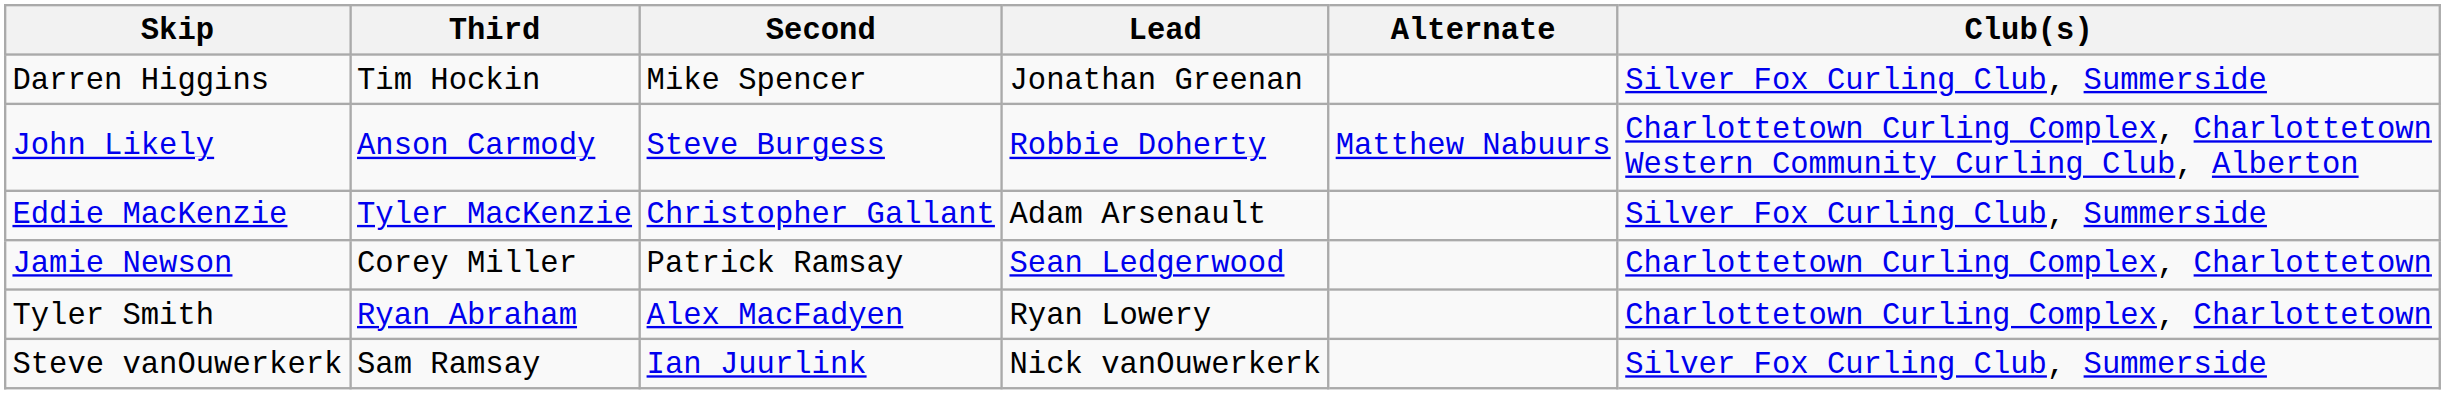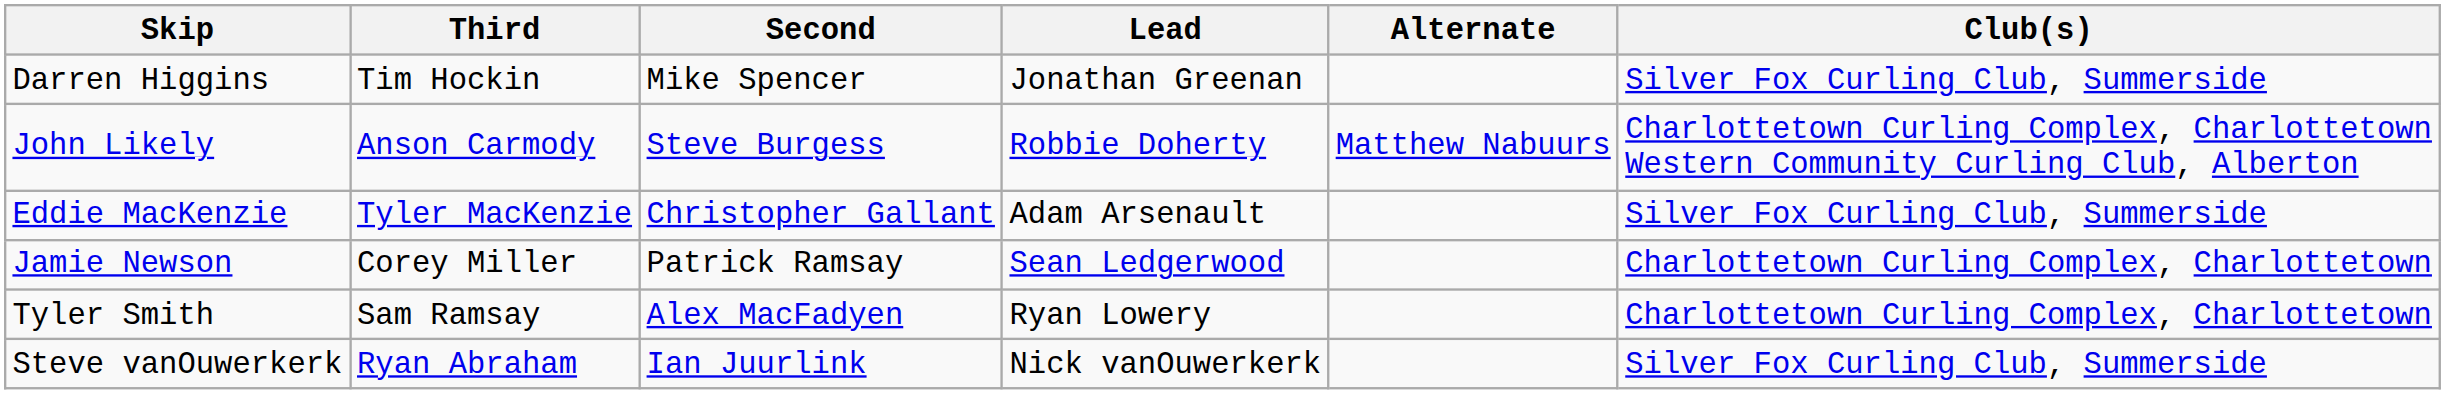(467, 314) Ryan Abraham -> (449, 314) Sam Ramsay
(449, 364) Sam Ramsay -> (467, 364) Ryan Abraham
